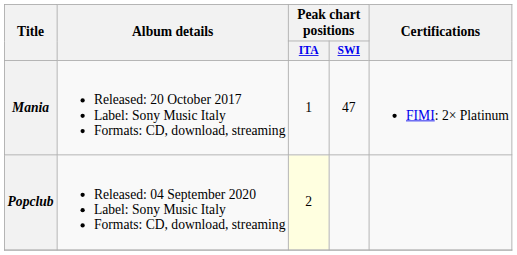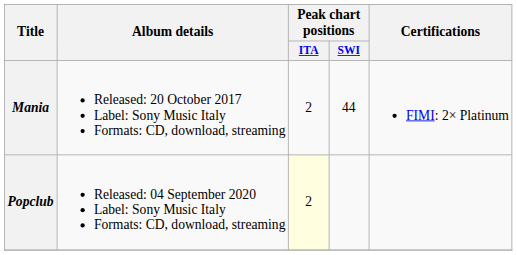(309, 107) 1 -> (309, 107) 2
(349, 107) 47 -> (349, 107) 44
